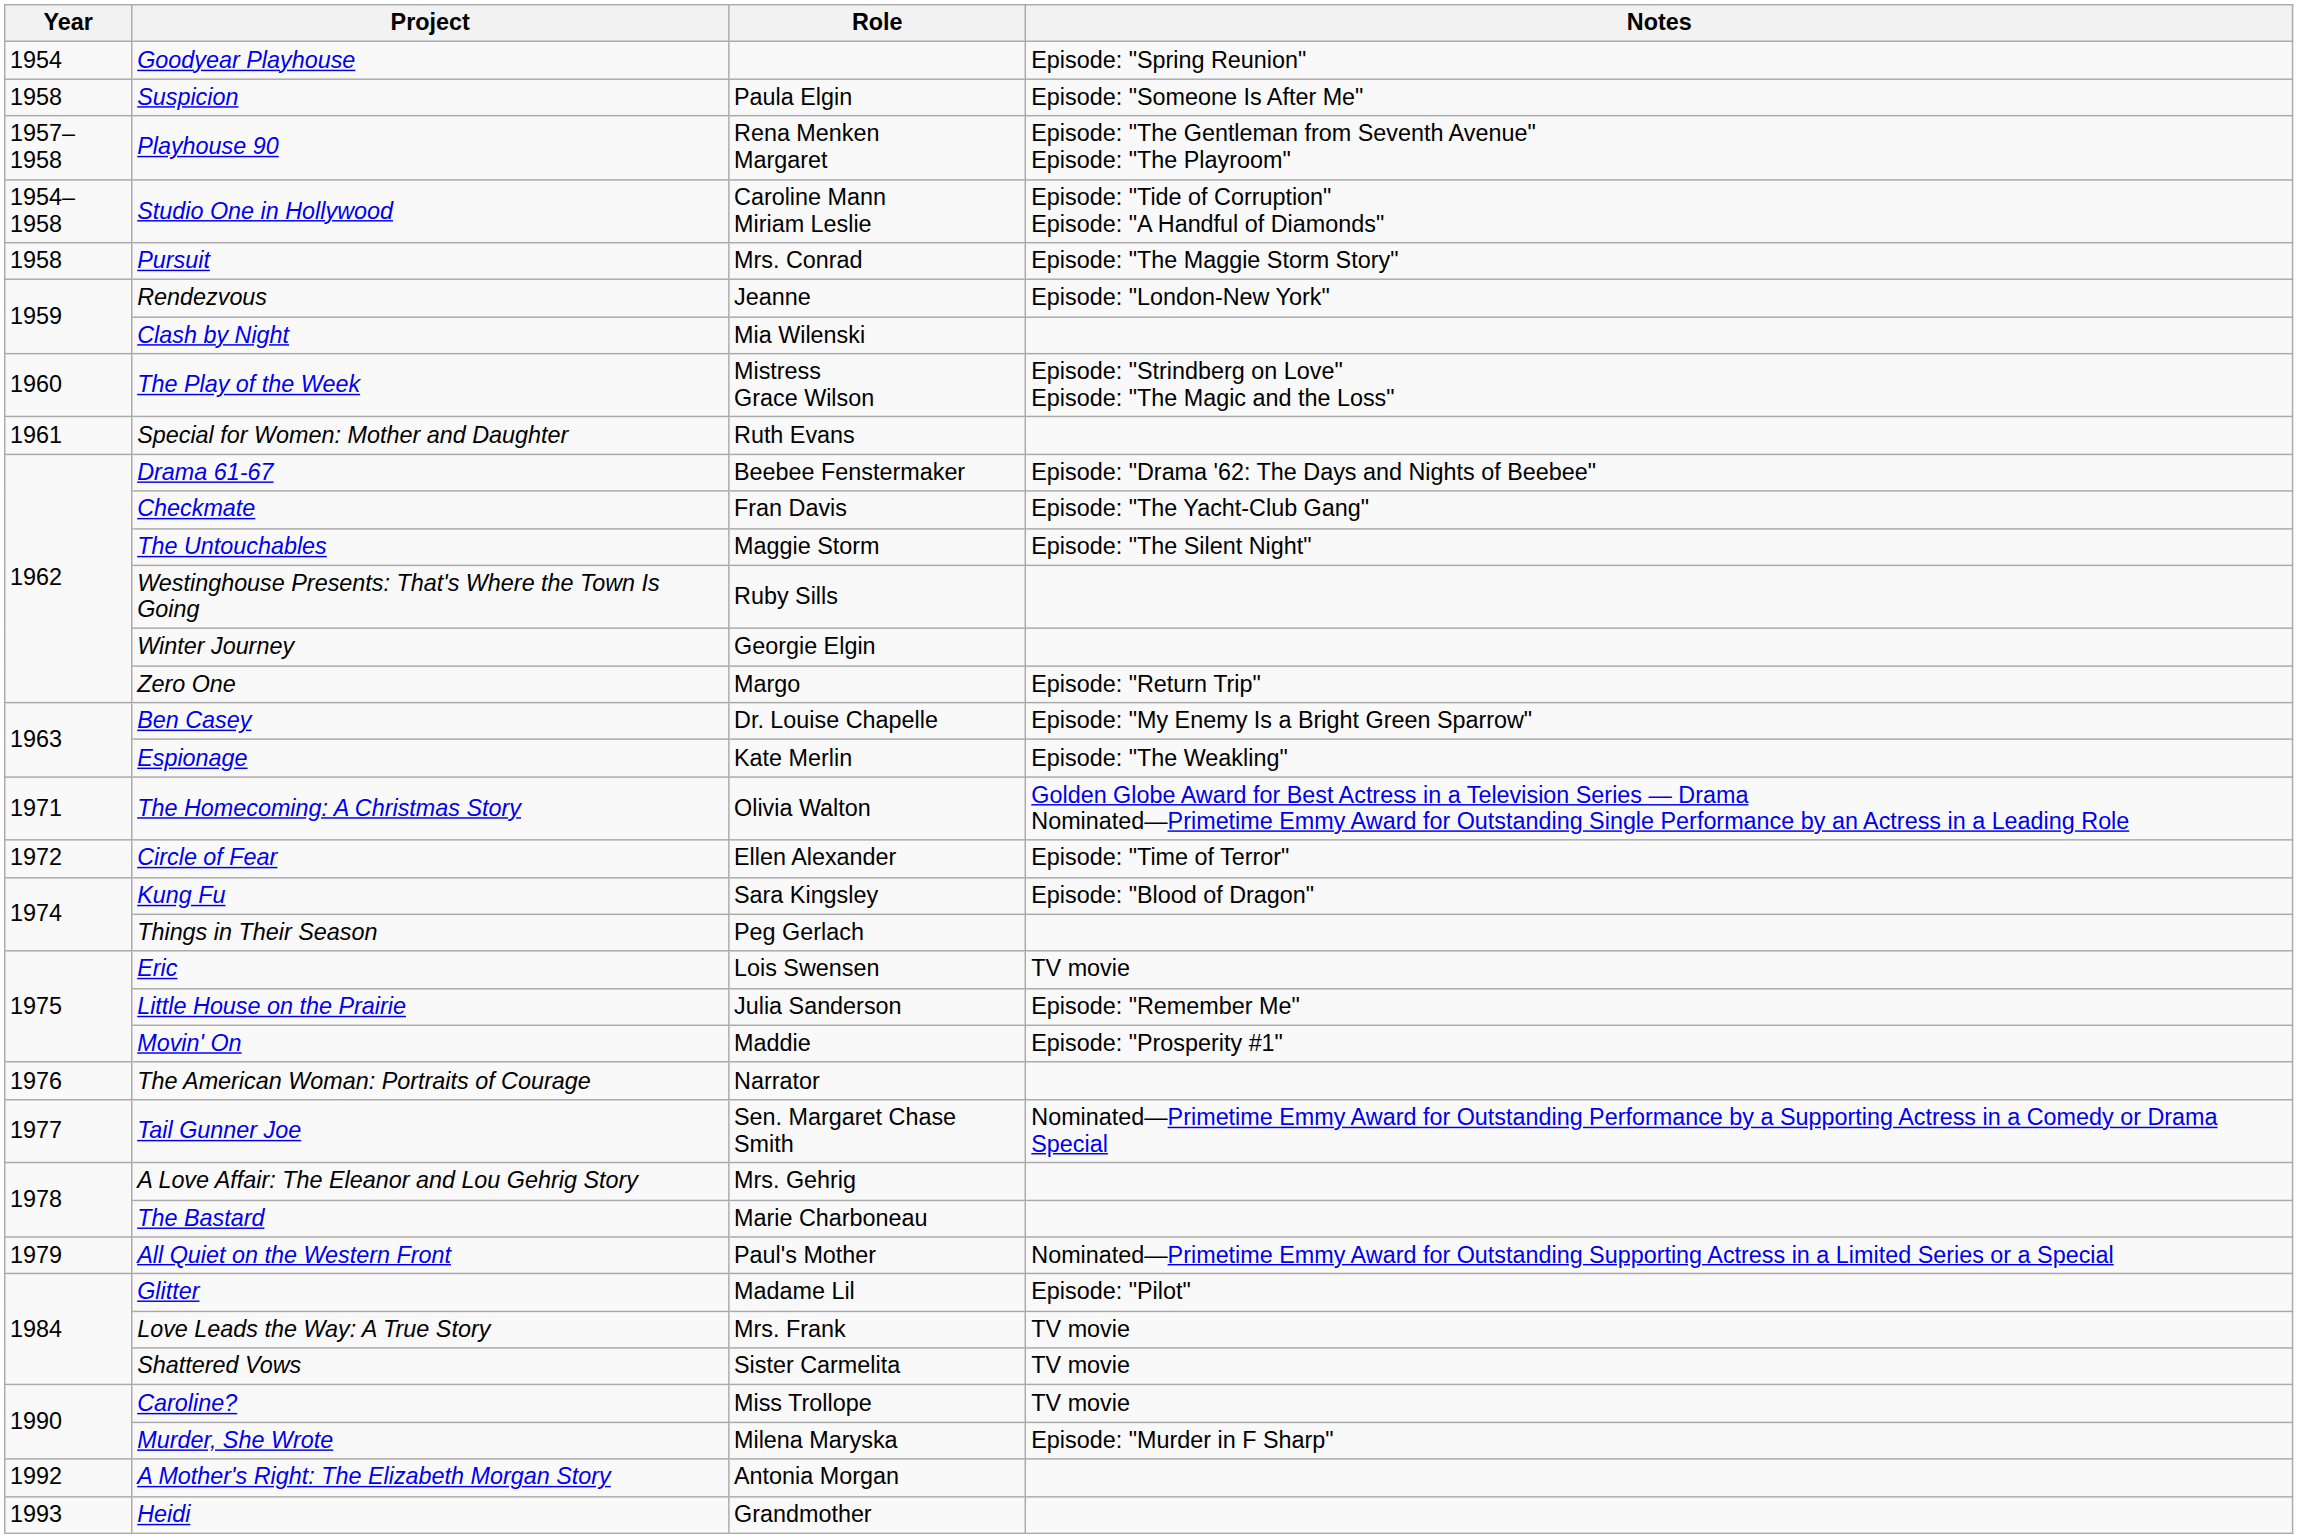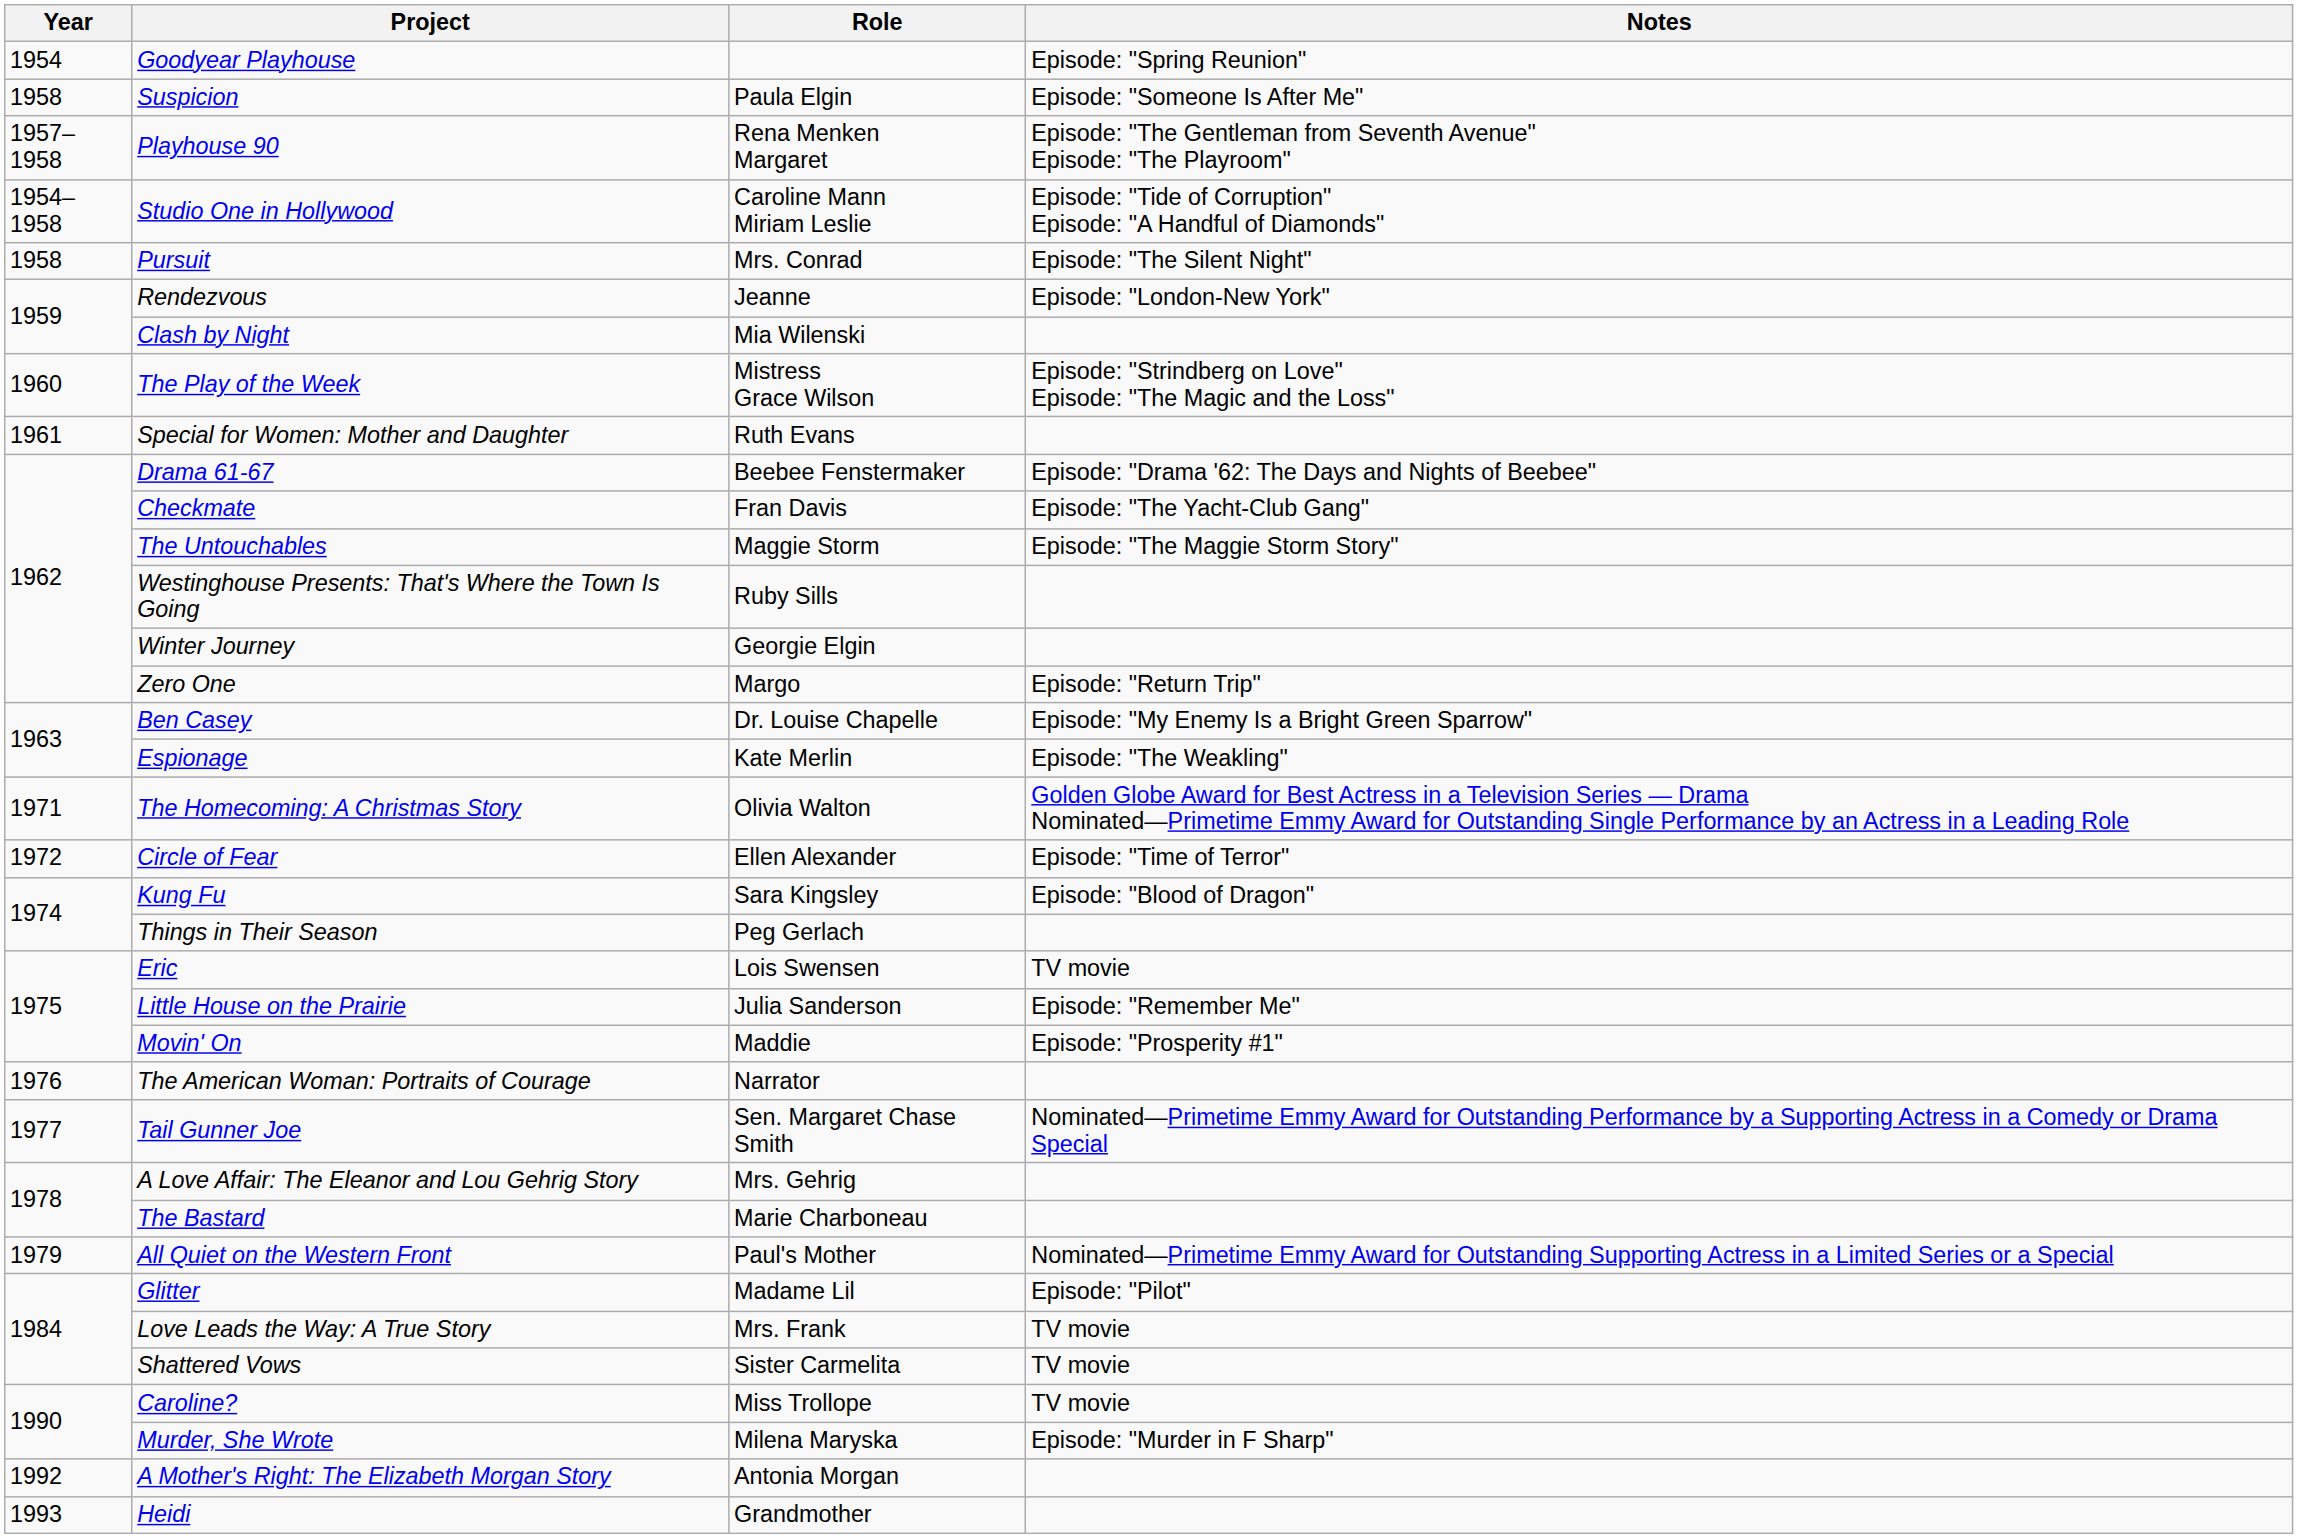(1215, 260) Episode: "The Maggie Storm Story" -> (1171, 260) Episode: "The Silent Night"
(1171, 546) Episode: "The Silent Night" -> (1215, 546) Episode: "The Maggie Storm Story"
